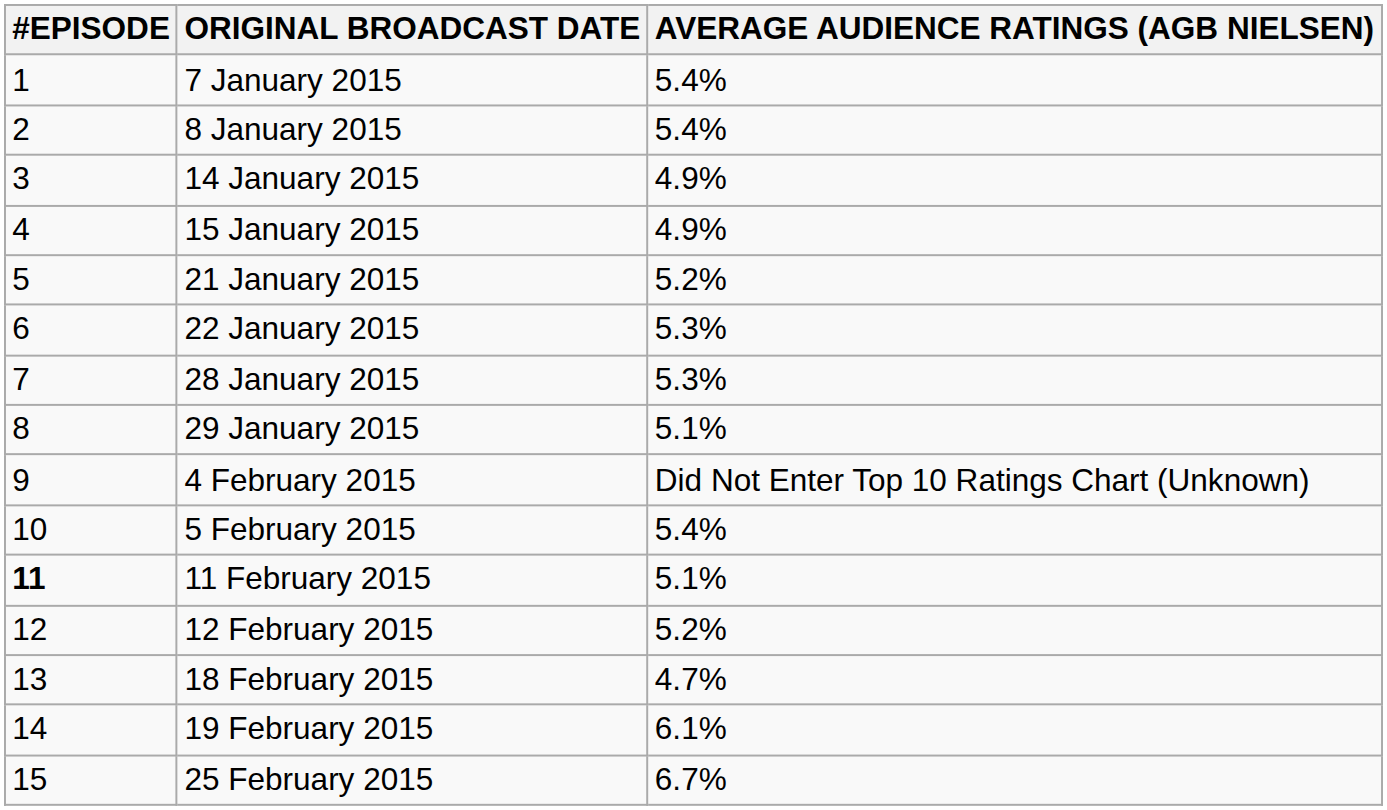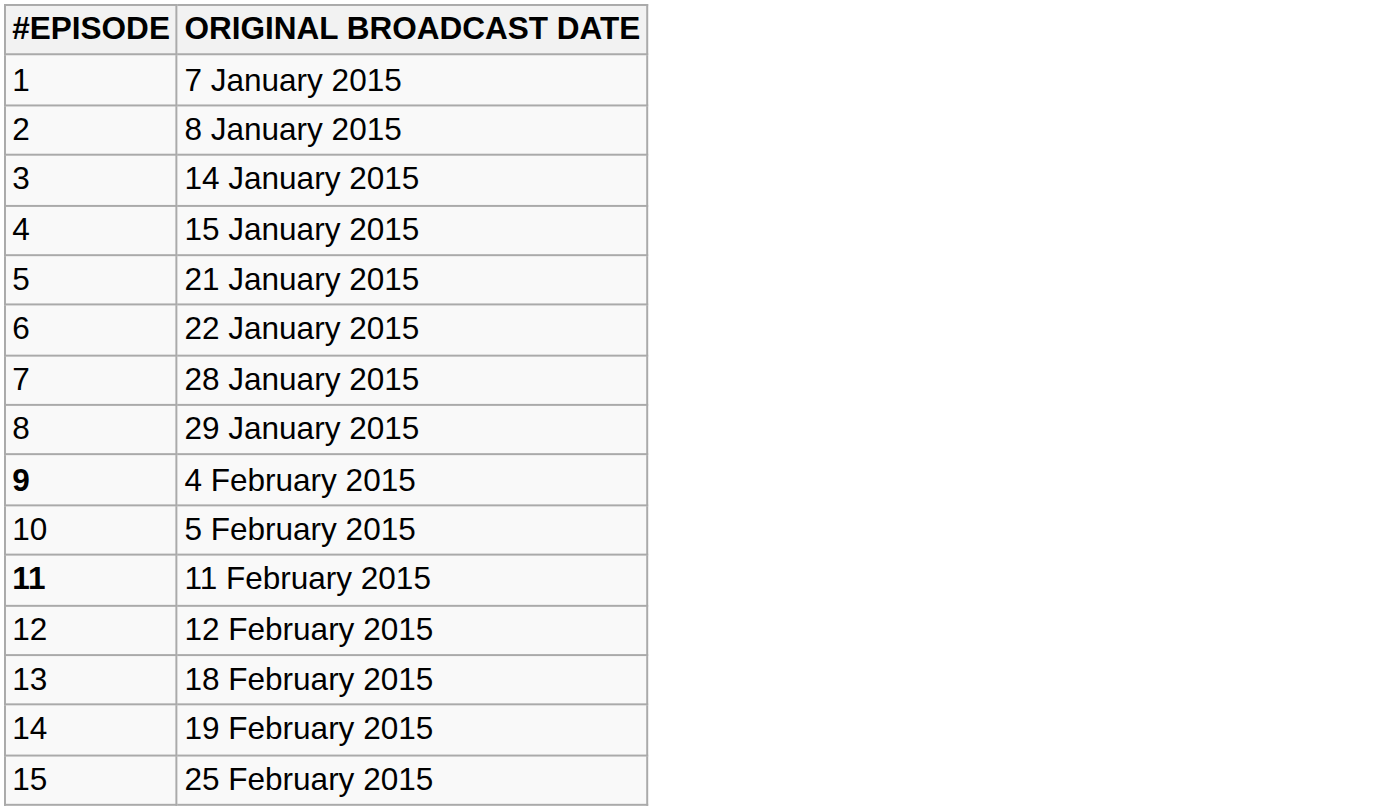- column: (1014, 29)
(21, 479) normal -> (21, 479) bold
